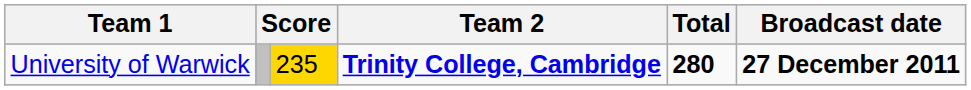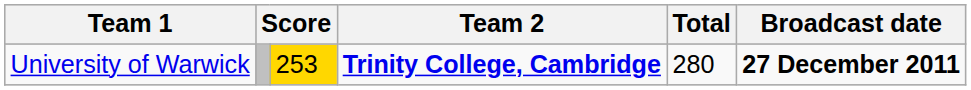(297, 64) 235 -> (297, 64) 253
(693, 64) bold -> (693, 64) normal
